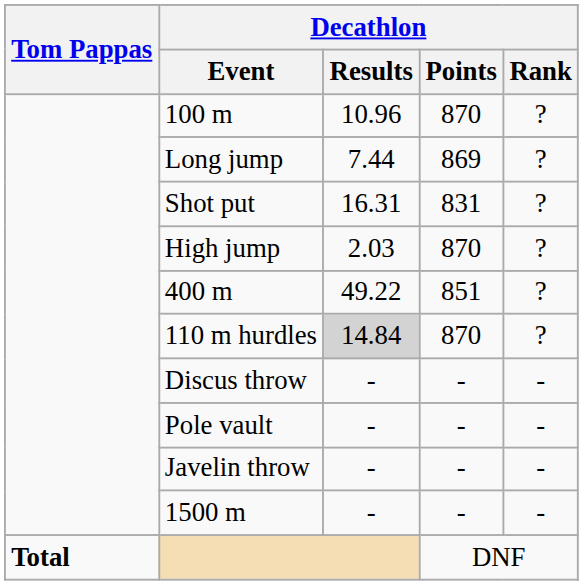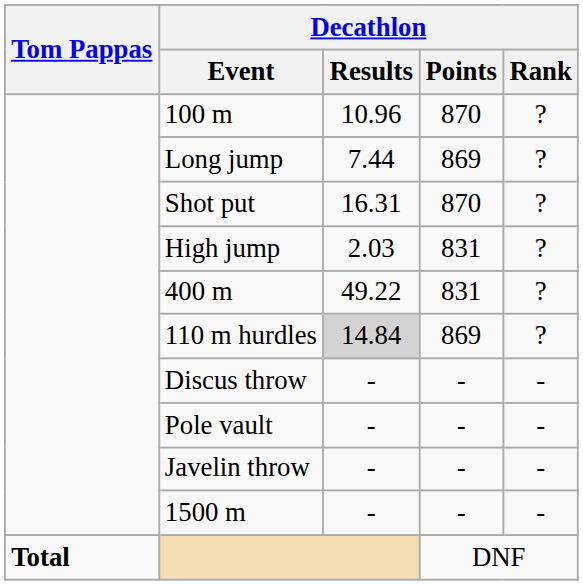(461, 203) 831 -> (461, 203) 870
(461, 247) 870 -> (461, 247) 831
(461, 292) 851 -> (461, 292) 831
(461, 336) 870 -> (461, 336) 869
